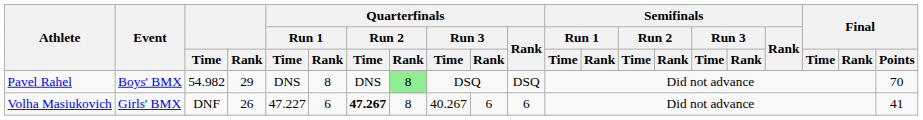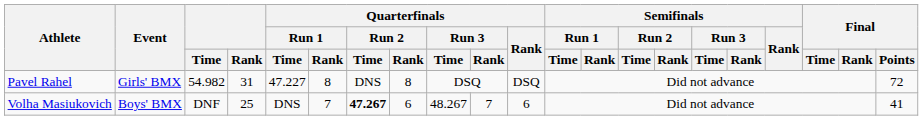(150, 82) Boys' BMX -> (150, 82) Girls' BMX
(247, 82) 29 -> (247, 82) 31
(287, 82) DNS -> (287, 82) 47.227
(408, 82) lightgreen background -> (408, 82) no background
(897, 82) 70 -> (897, 82) 72
(150, 104) Girls' BMX -> (150, 104) Boys' BMX
(247, 104) 26 -> (247, 104) 25
(287, 104) 47.227 -> (287, 104) DNS
(327, 104) 6 -> (327, 104) 7
(408, 104) 8 -> (408, 104) 6
(448, 104) 40.267 -> (448, 104) 48.267
(489, 104) 6 -> (489, 104) 7
